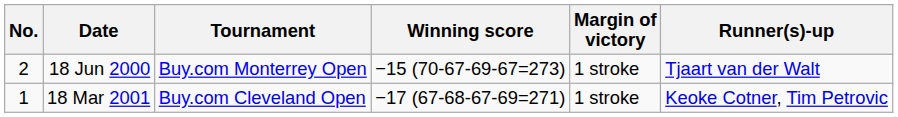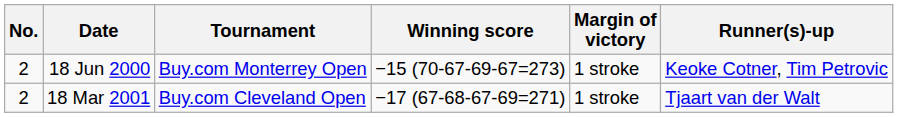(742, 69) Tjaart van der Walt -> (777, 69) Keoke Cotner, Tim Petrovic
(24, 98) 1 -> (24, 98) 2
(777, 98) Keoke Cotner, Tim Petrovic -> (742, 98) Tjaart van der Walt
